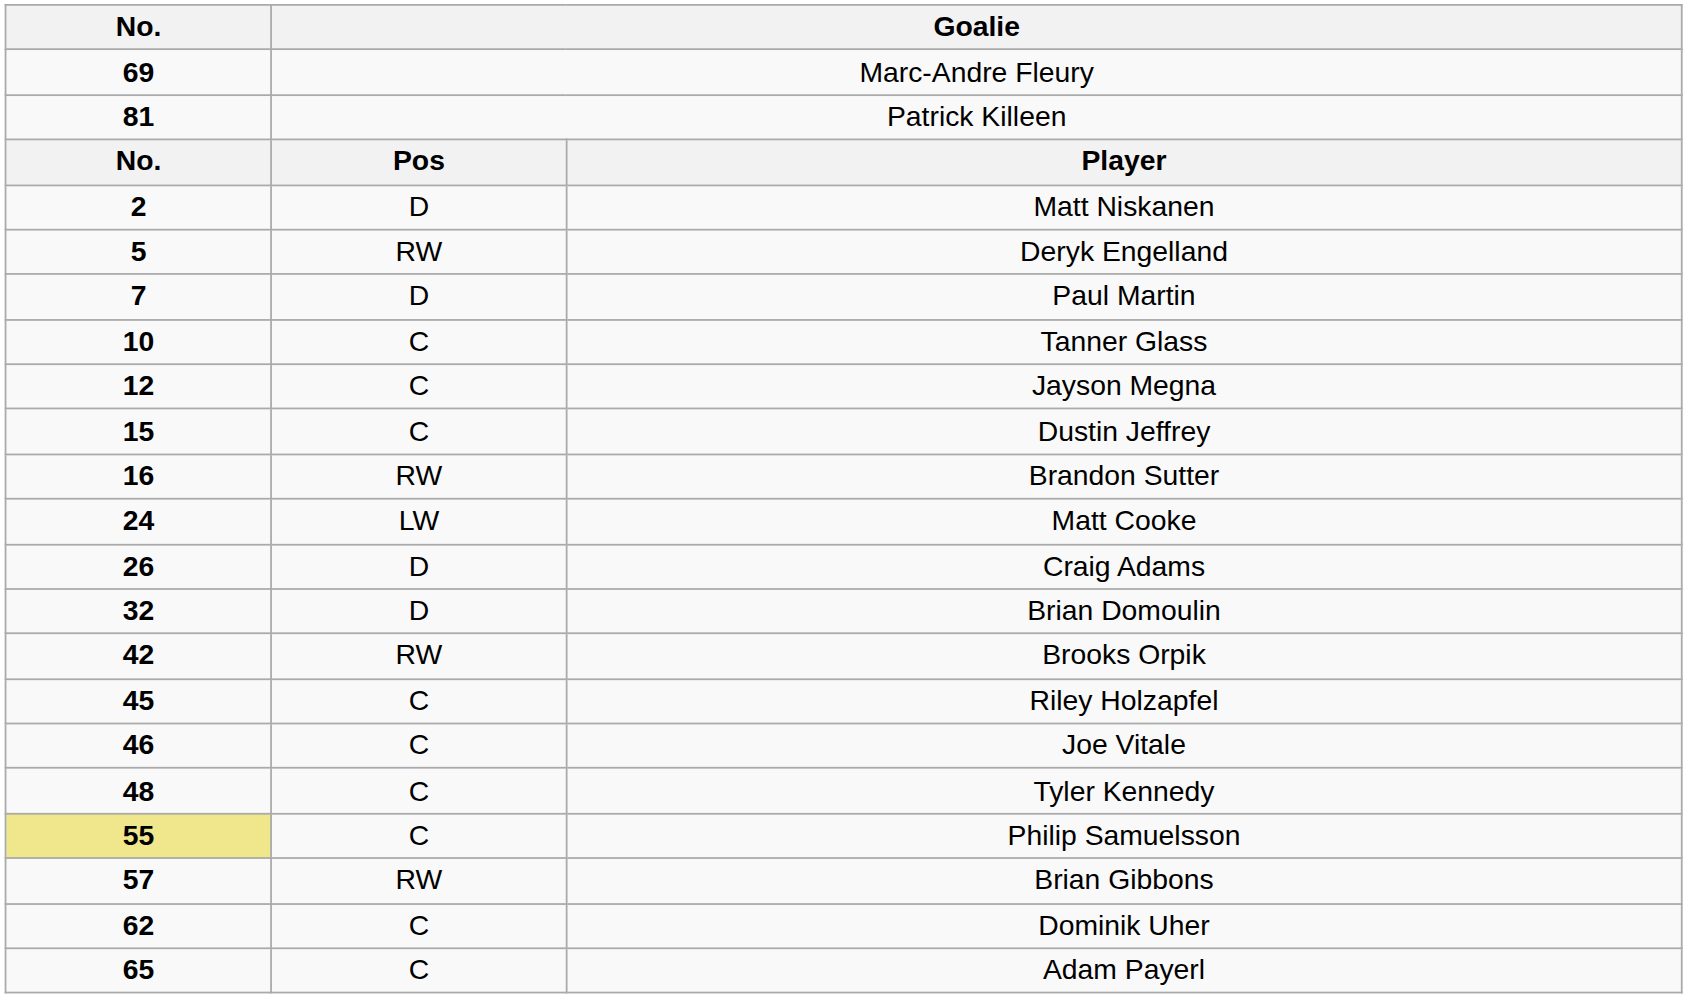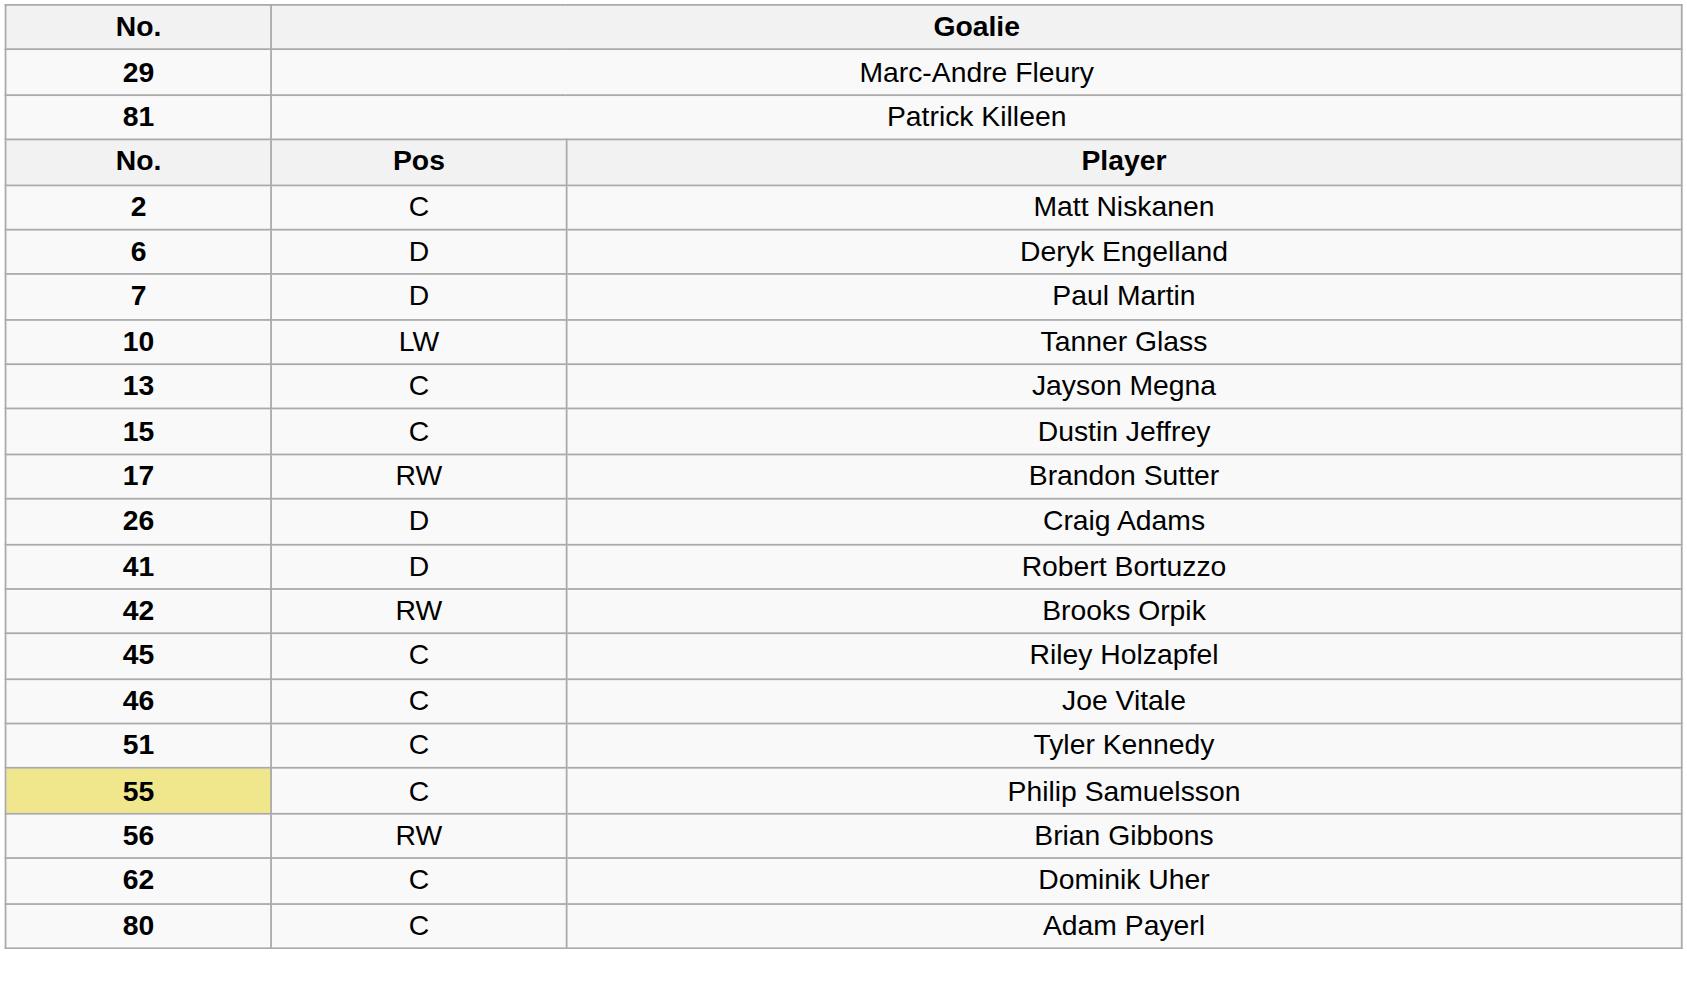(139, 71) 69 -> (139, 71) 29
(419, 206) D -> (419, 206) C
(139, 251) 5 -> (139, 251) 6
(419, 251) RW -> (419, 251) D
(419, 341) C -> (419, 341) LW
(139, 386) 12 -> (139, 386) 13
(139, 476) 16 -> (139, 476) 17
- row: (1124, 521)
- row: (1124, 610)
+ row: (1124, 565)
(139, 790) 48 -> (139, 745) 51
(139, 880) 57 -> (139, 835) 56
(139, 970) 65 -> (139, 925) 80
